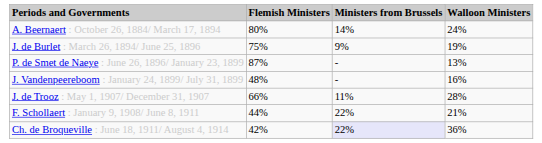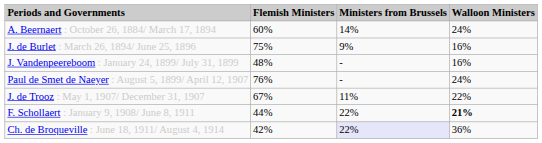(258, 29) 80% -> (263, 29) 60%
(457, 46) 19% -> (461, 46) 16%
- row: (128, 63)
+ row: (128, 79)
(258, 96) 66% -> (263, 96) 67%
(457, 96) 28% -> (461, 96) 22%
(457, 113) normal -> (462, 113) bold
